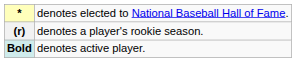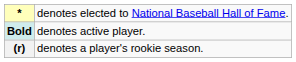rows swapped: (19, 48) <-> (19, 31)
